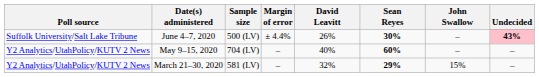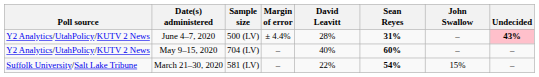(72, 36) Suffolk University/Salt Lake Tribune -> (78, 36) Y2 Analytics/UtahPolicy/KUTV 2 News
(327, 36) 26% -> (327, 36) 28%
(392, 36) 30% -> (392, 36) 31%
(78, 65) Y2 Analytics/UtahPolicy/KUTV 2 News -> (72, 65) Suffolk University/Salt Lake Tribune
(327, 65) 32% -> (327, 65) 22%
(392, 65) 29% -> (392, 65) 54%
